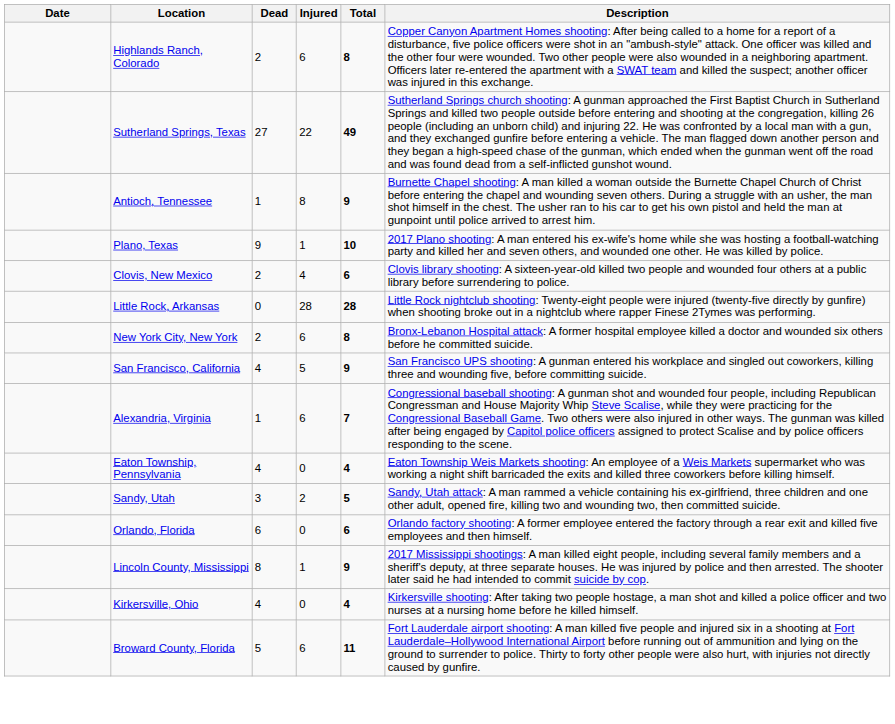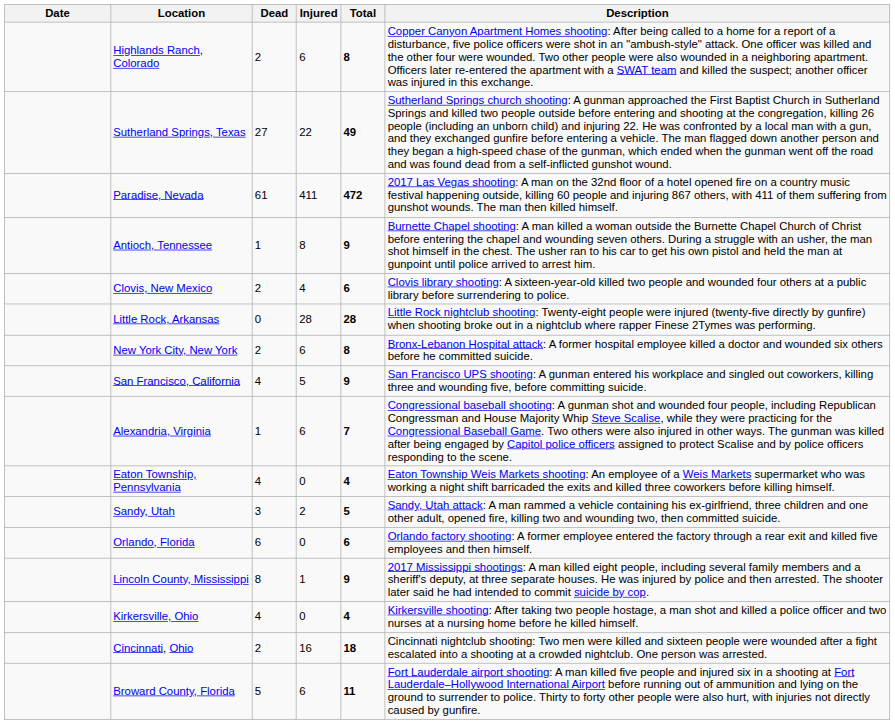+ row: (158, 195)
- row: (146, 245)
+ row: (153, 647)
